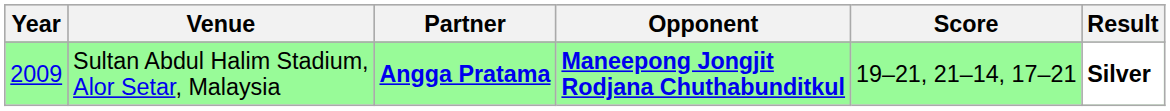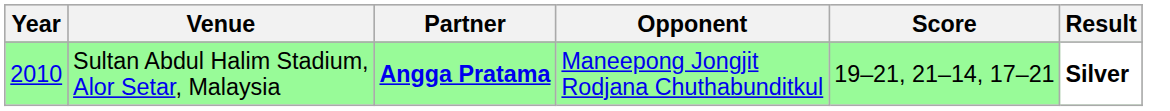(36, 73) 2009 -> (36, 73) 2010
(703, 73) bold -> (692, 73) normal
